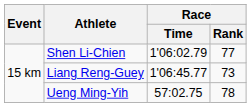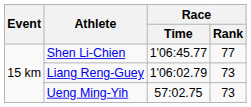(178, 54) 1'06:02.79 -> (178, 54) 1'06:45.77
(178, 73) 1'06:45.77 -> (178, 73) 1'06:02.79
(228, 93) 78 -> (228, 93) 73
